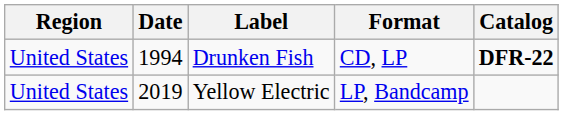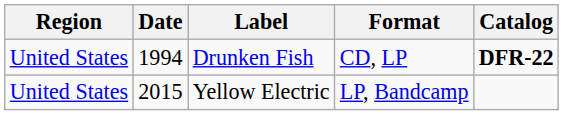(160, 92) 2019 -> (160, 92) 2015
